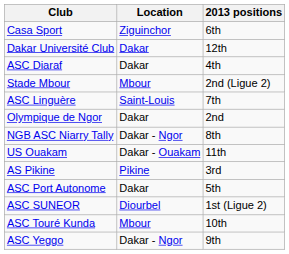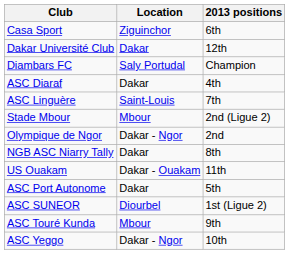+ row: (39, 65)
rows swapped: (41, 100) <-> (38, 83)
(134, 118) Dakar -> (151, 135) Dakar - Ngor
(151, 135) Dakar - Ngor -> (134, 153) Dakar
- row: (31, 170)
(216, 223) 10th -> (213, 223) 9th
(213, 240) 9th -> (216, 240) 10th
